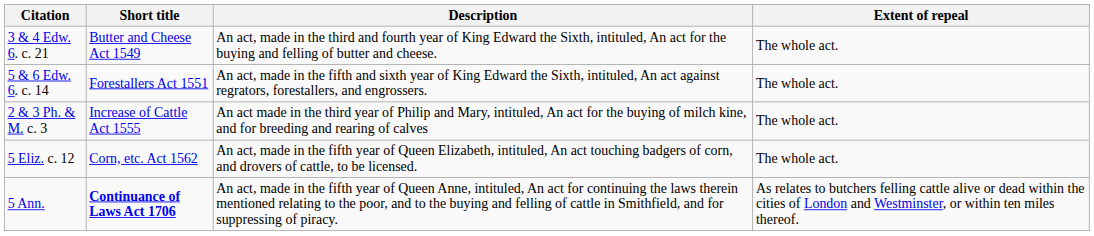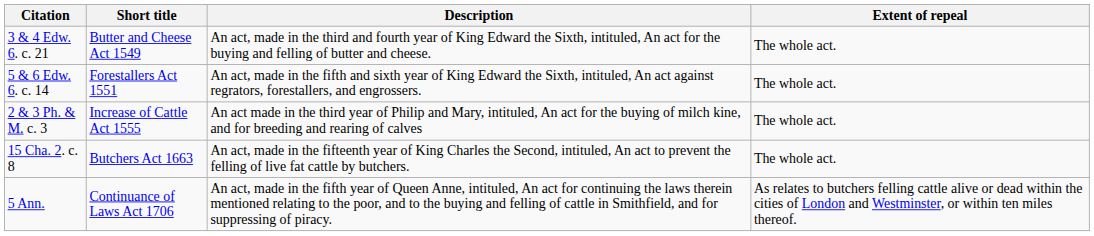- row: (41, 158)
+ row: (43, 158)
(135, 204) bold -> (132, 204) normal
